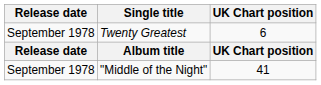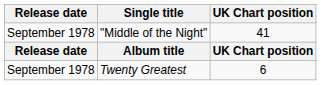rows swapped: (154, 70) <-> (143, 32)
